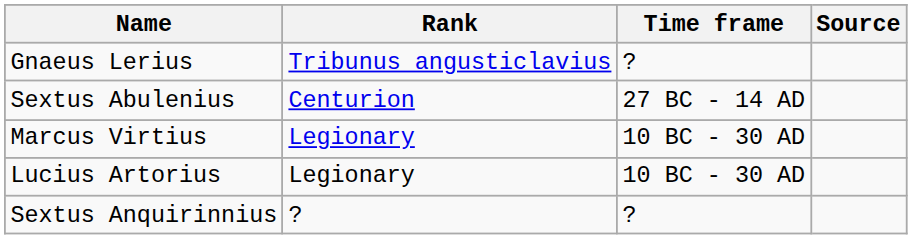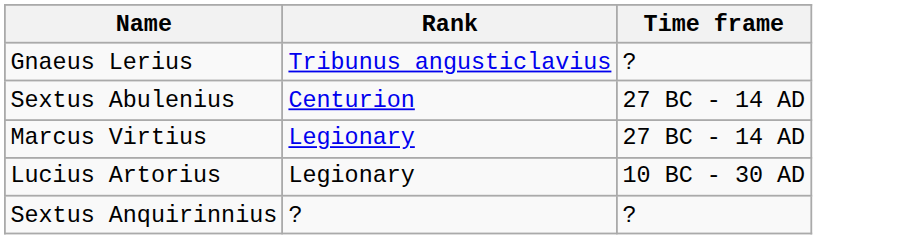- column: (858, 24)
(714, 138) 10 BC - 30 AD -> (714, 138) 27 BC - 14 AD
